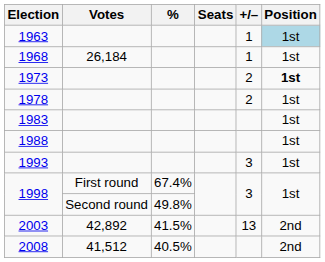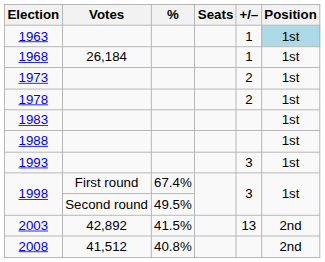(291, 78) bold -> (291, 78) normal
(173, 204) 49.8% -> (173, 204) 49.5%
(173, 246) 40.5% -> (173, 246) 40.8%
